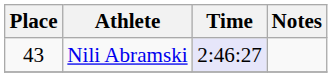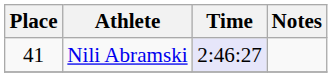(34, 54) 43 -> (34, 54) 41
